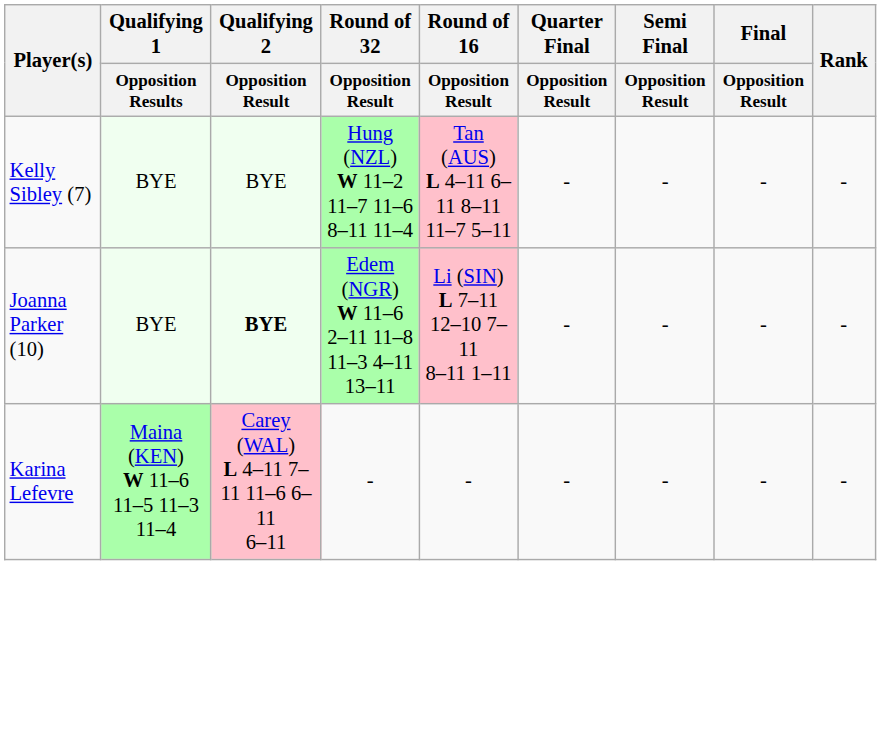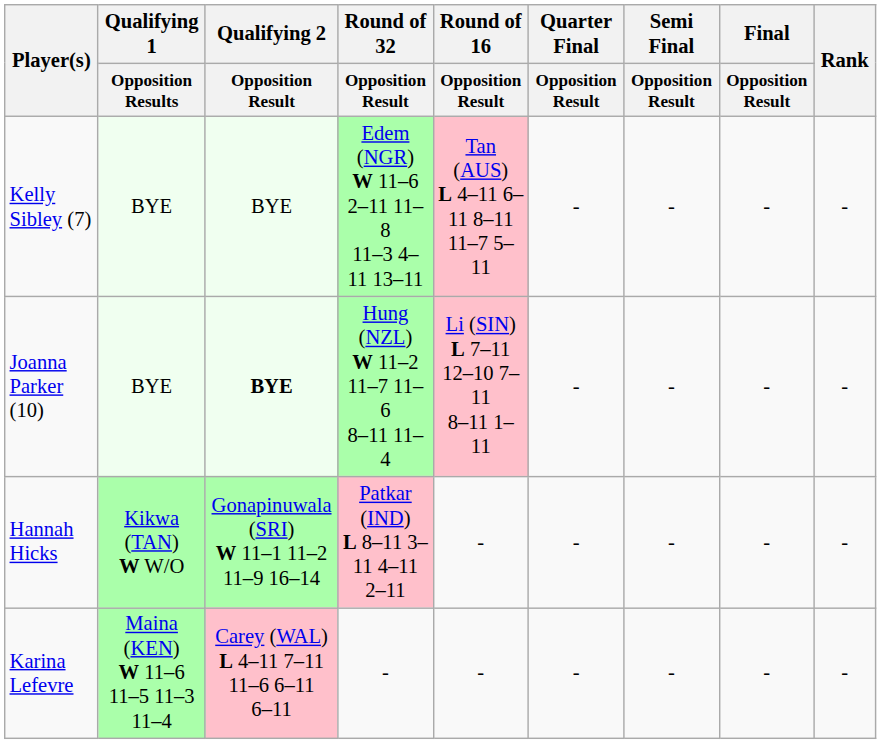(370, 182) Hung (NZL) W 11–2 11–7 11–6 8–11 11–4 -> (385, 206) Edem (NGR) W 11–6 2–11 11–8 11–3 4–11 13–11
(370, 325) Edem (NGR) W 11–6 2–11 11–8 11–3 4–11 13–11 -> (385, 386) Hung (NZL) W 11–2 11–7 11–6 8–11 11–4
+ row: (42, 542)
